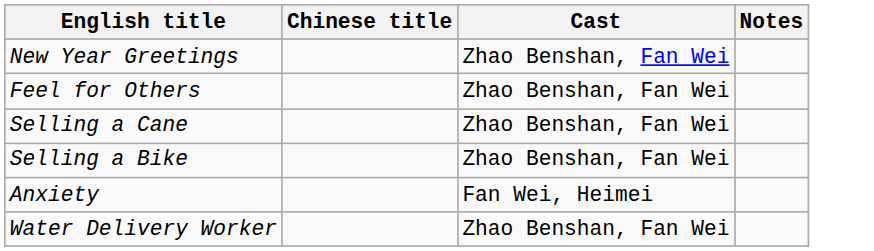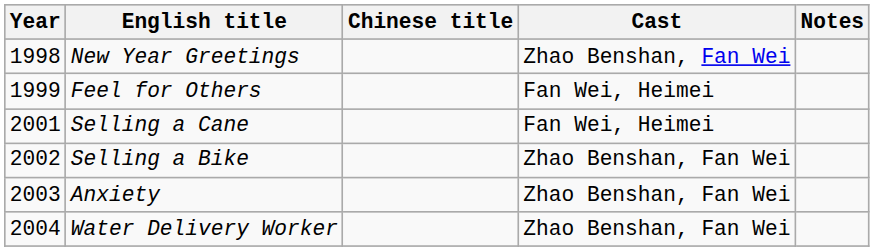+ column: (35, 22)
(596, 91) Zhao Benshan, Fan Wei -> (619, 91) Fan Wei, Heimei
(596, 126) Zhao Benshan, Fan Wei -> (619, 126) Fan Wei, Heimei
(558, 195) Fan Wei, Heimei -> (657, 195) Zhao Benshan, Fan Wei
